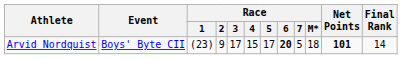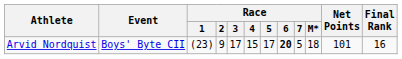(342, 45) bold -> (342, 45) normal
(380, 45) 14 -> (380, 45) 16
